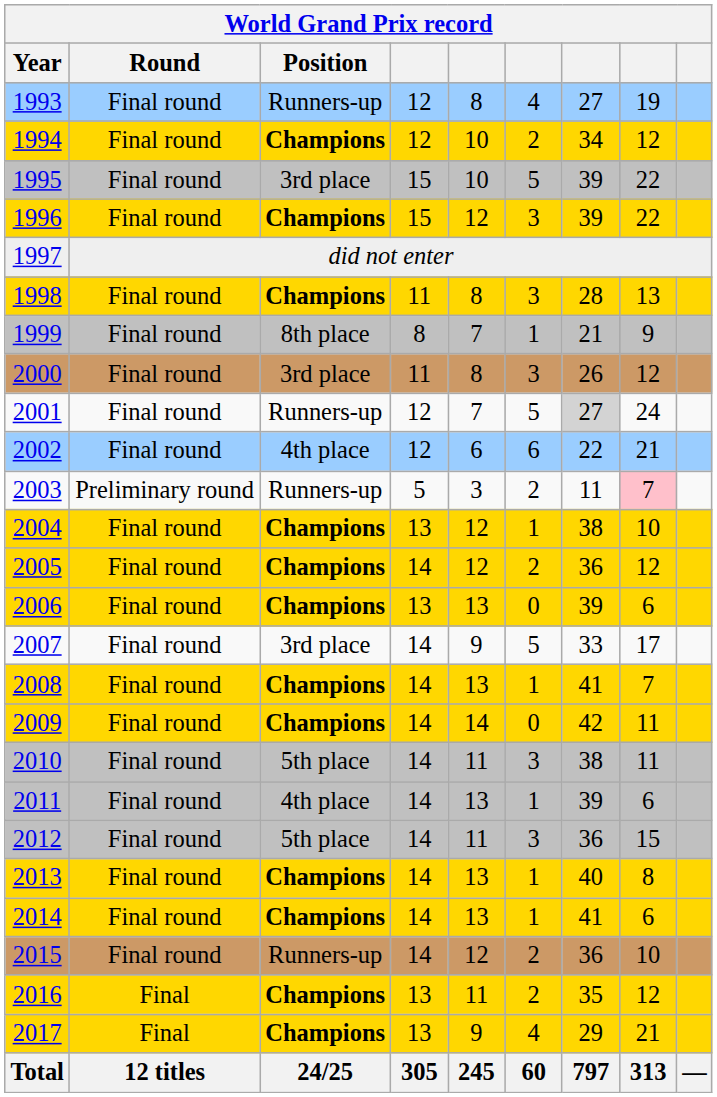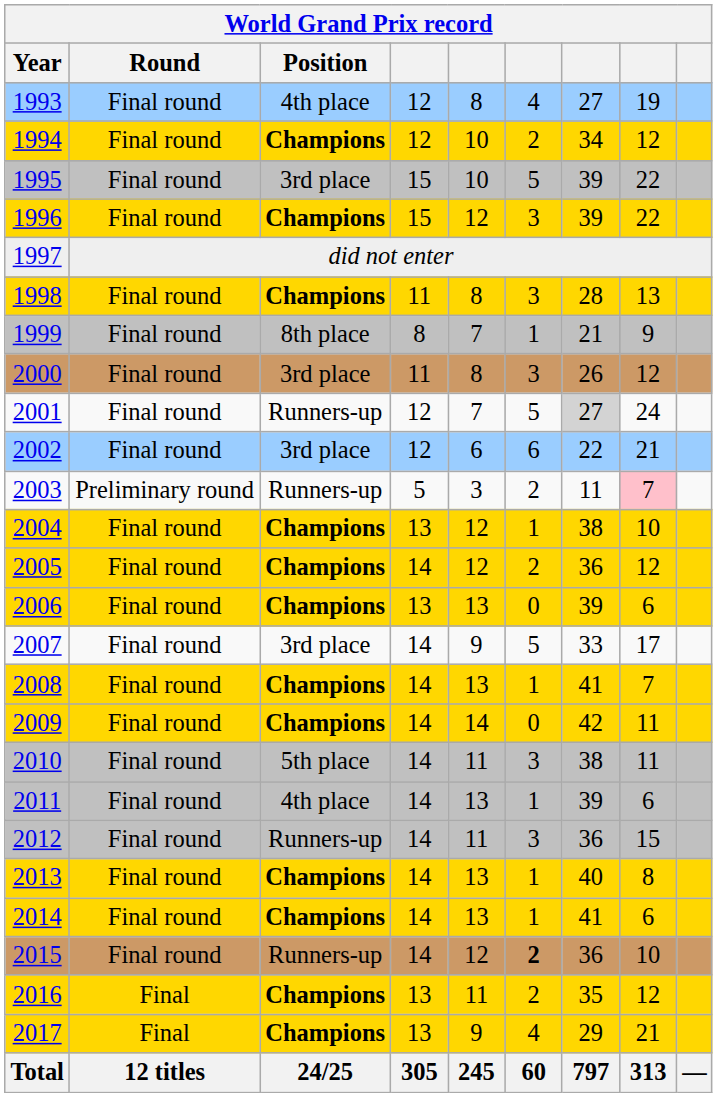(325, 101) Runners-up -> (325, 101) 4th place
(325, 450) 4th place -> (325, 450) 3rd place
(325, 839) 5th place -> (325, 839) Runners-up
(534, 955) normal -> (534, 955) bold
